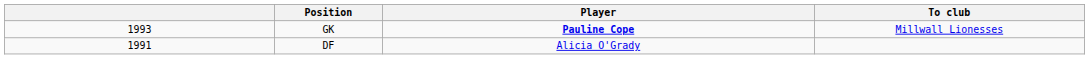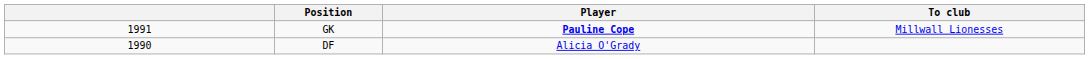(139, 29) 1993 -> (139, 29) 1991
(139, 46) 1991 -> (139, 46) 1990
